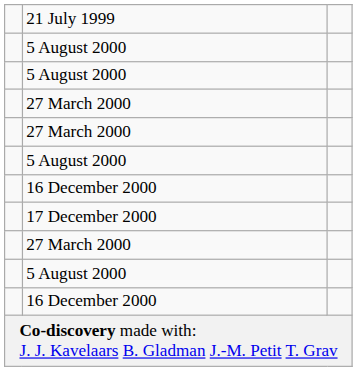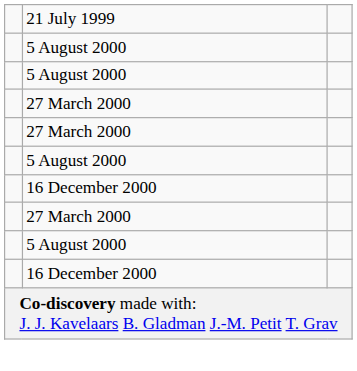- row: (13, 217)
